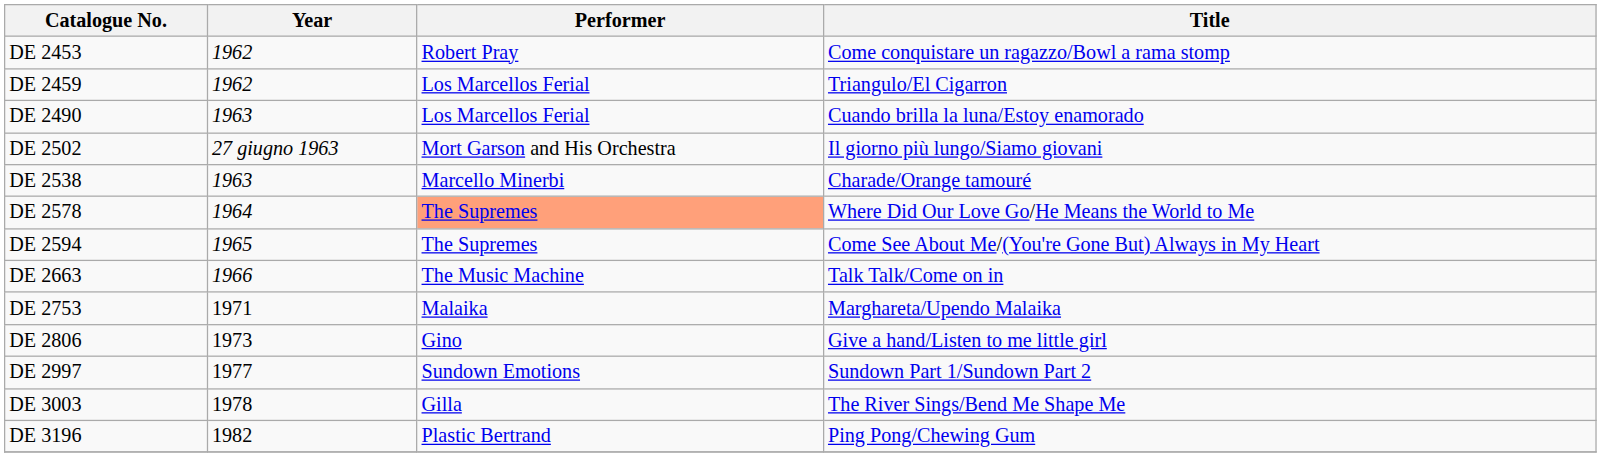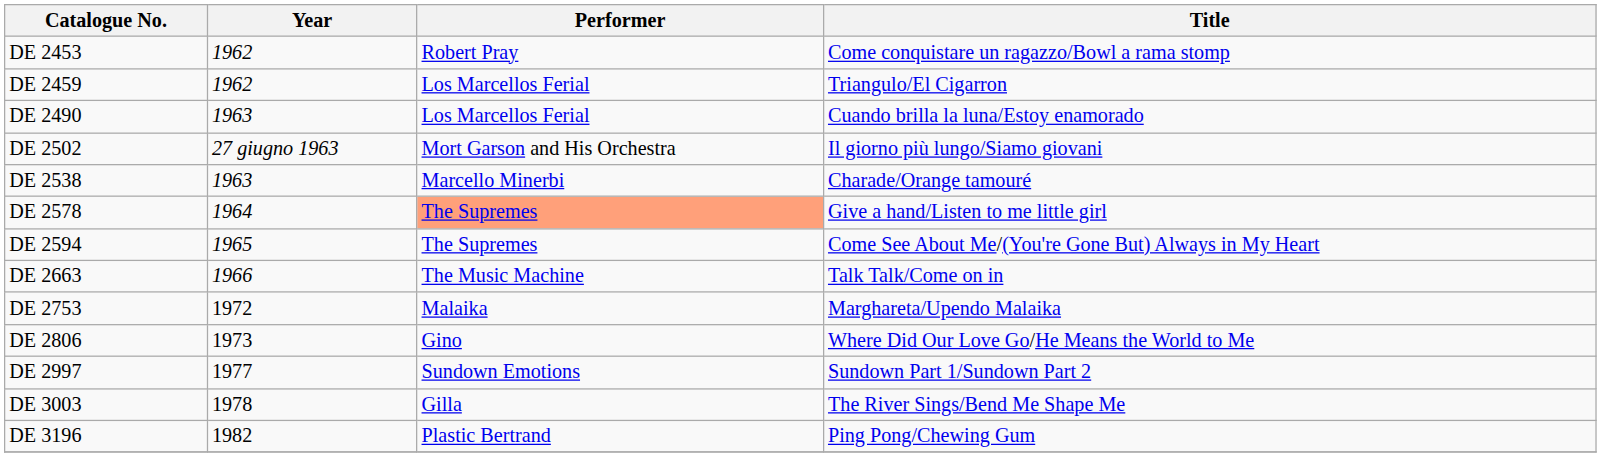(1041, 212) Where Did Our Love Go/He Means the World to Me -> (967, 212) Give a hand/Listen to me little girl
(232, 308) 1971 -> (232, 308) 1972
(967, 340) Give a hand/Listen to me little girl -> (1041, 340) Where Did Our Love Go/He Means the World to Me
